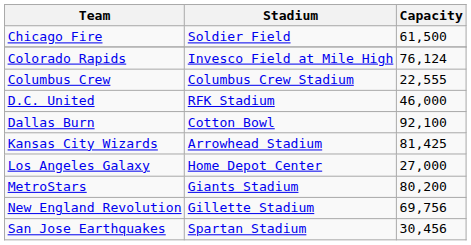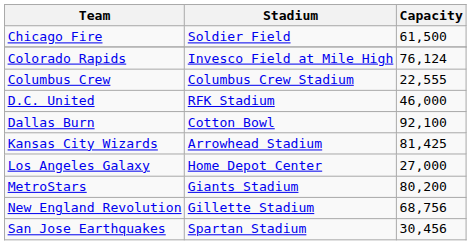(423, 208) 69,756 -> (423, 208) 68,756
